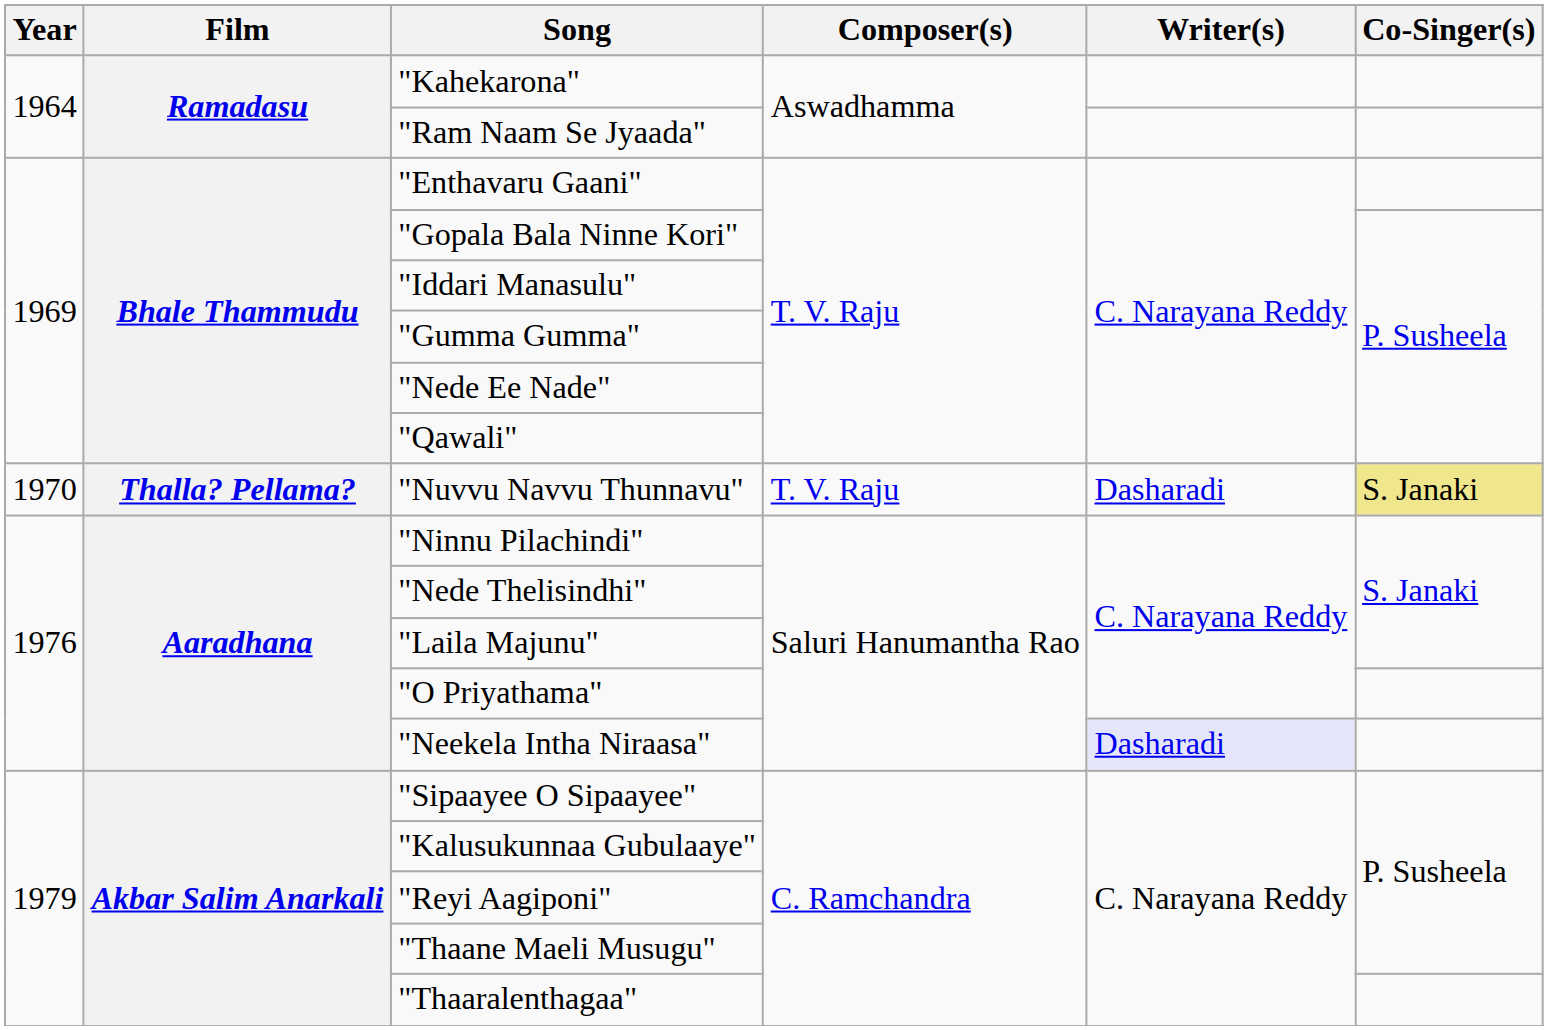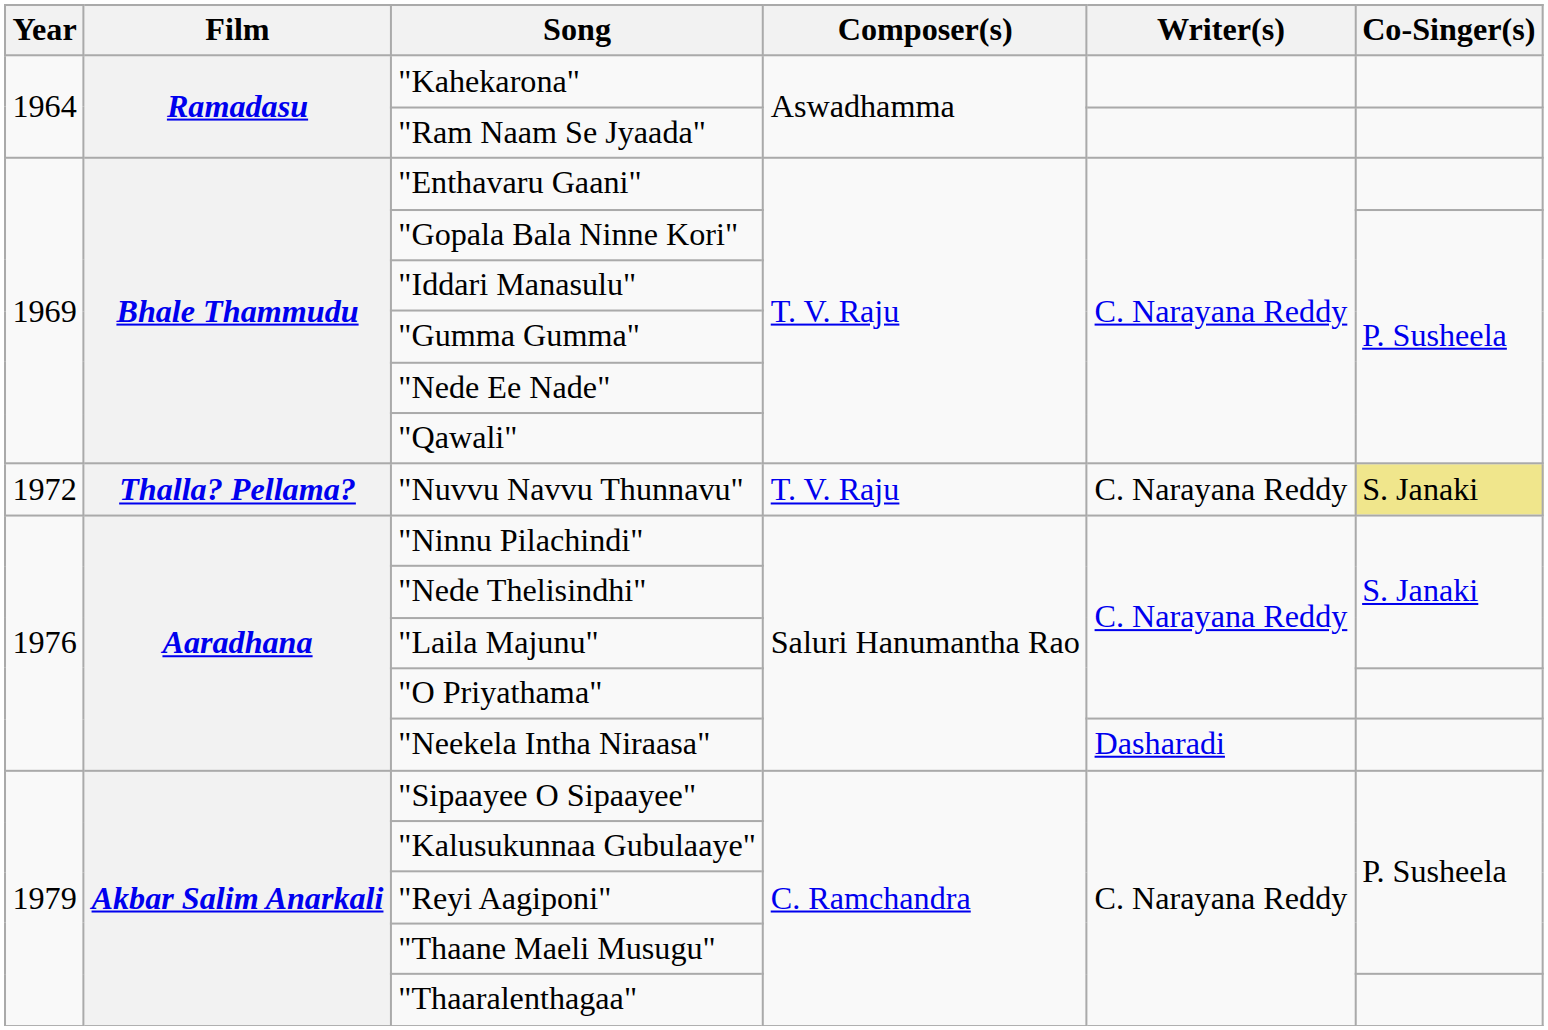(45, 489) 1970 -> (45, 489) 1972
(1160, 489) Dasharadi -> (1221, 489) C. Narayana Reddy
(1160, 744) lavender background -> (1160, 744) no background
